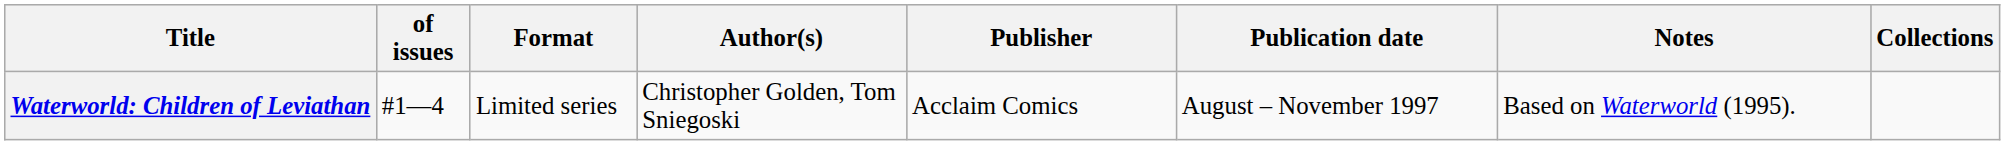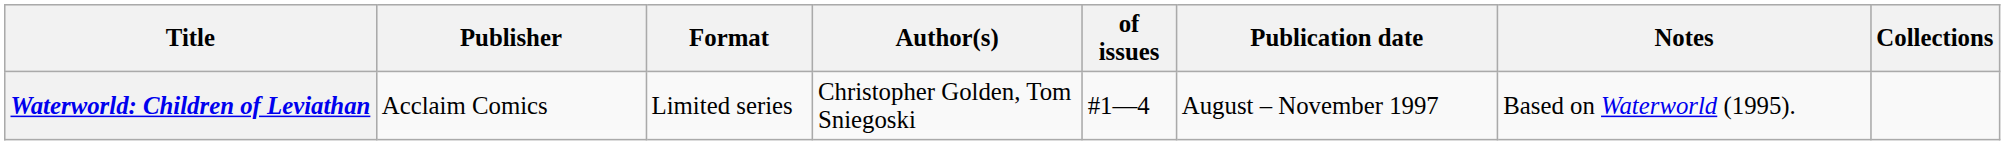columns swapped: (423, 38) <-> (1041, 38)
